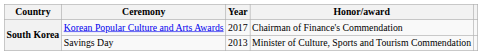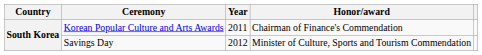(238, 27) 2017 -> (238, 27) 2011
(238, 43) 2013 -> (238, 43) 2012
